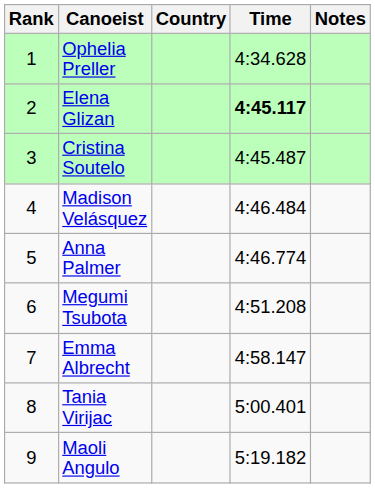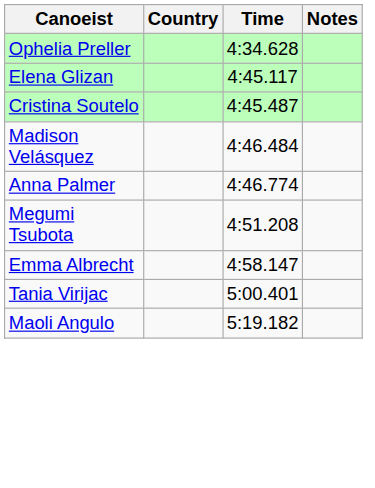- column: (31, 19)
(271, 108) bold -> (263, 77) normal
